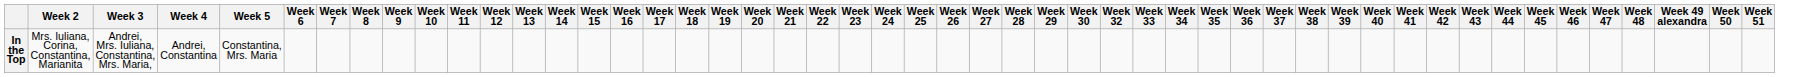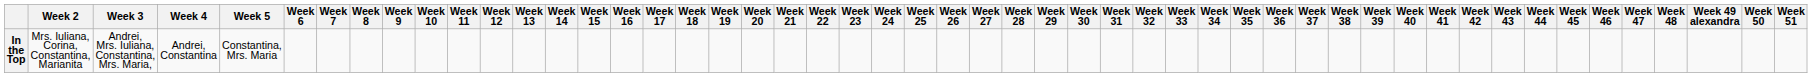+ column: (1116, 17)
